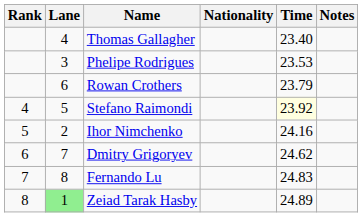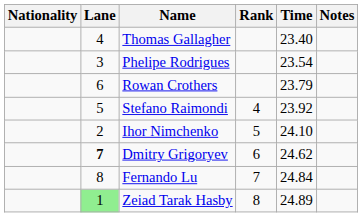columns swapped: (25, 16) <-> (239, 16)
(296, 62) 23.53 -> (296, 62) 23.54
(296, 108) lightyellow background -> (296, 108) no background
(296, 131) 24.16 -> (296, 131) 24.10
(64, 154) normal -> (100, 154) bold
(296, 177) 24.83 -> (296, 177) 24.84
